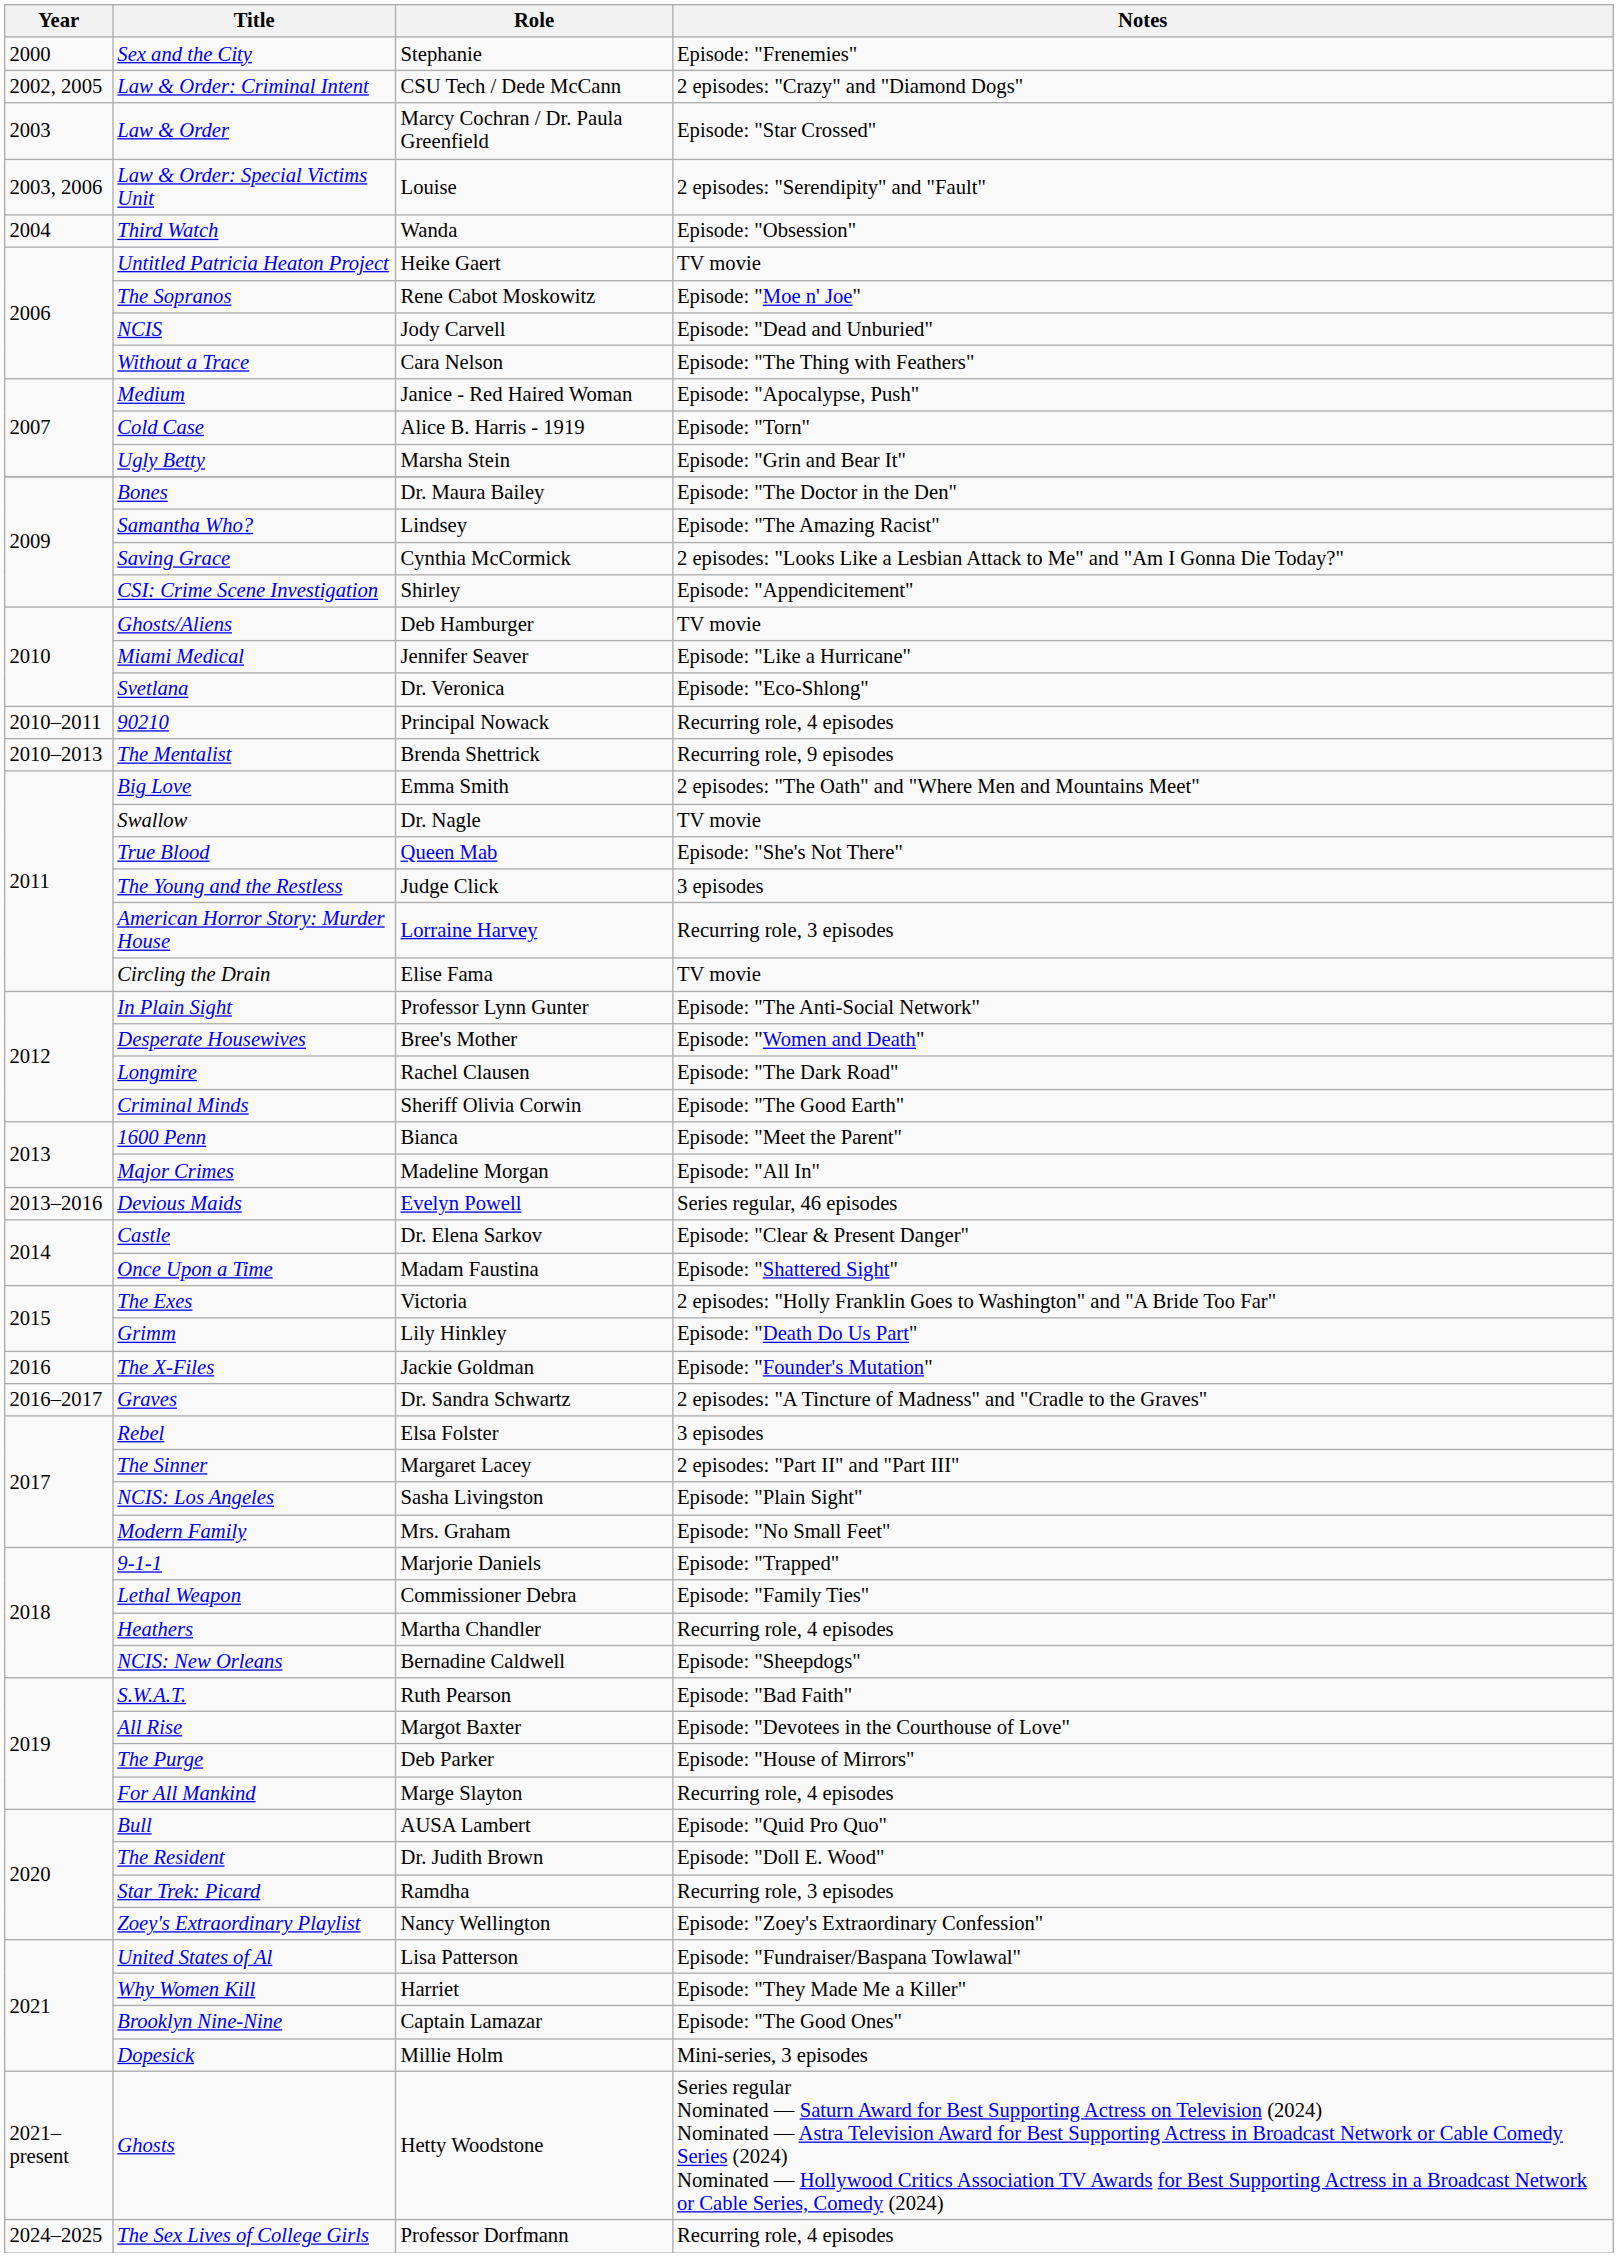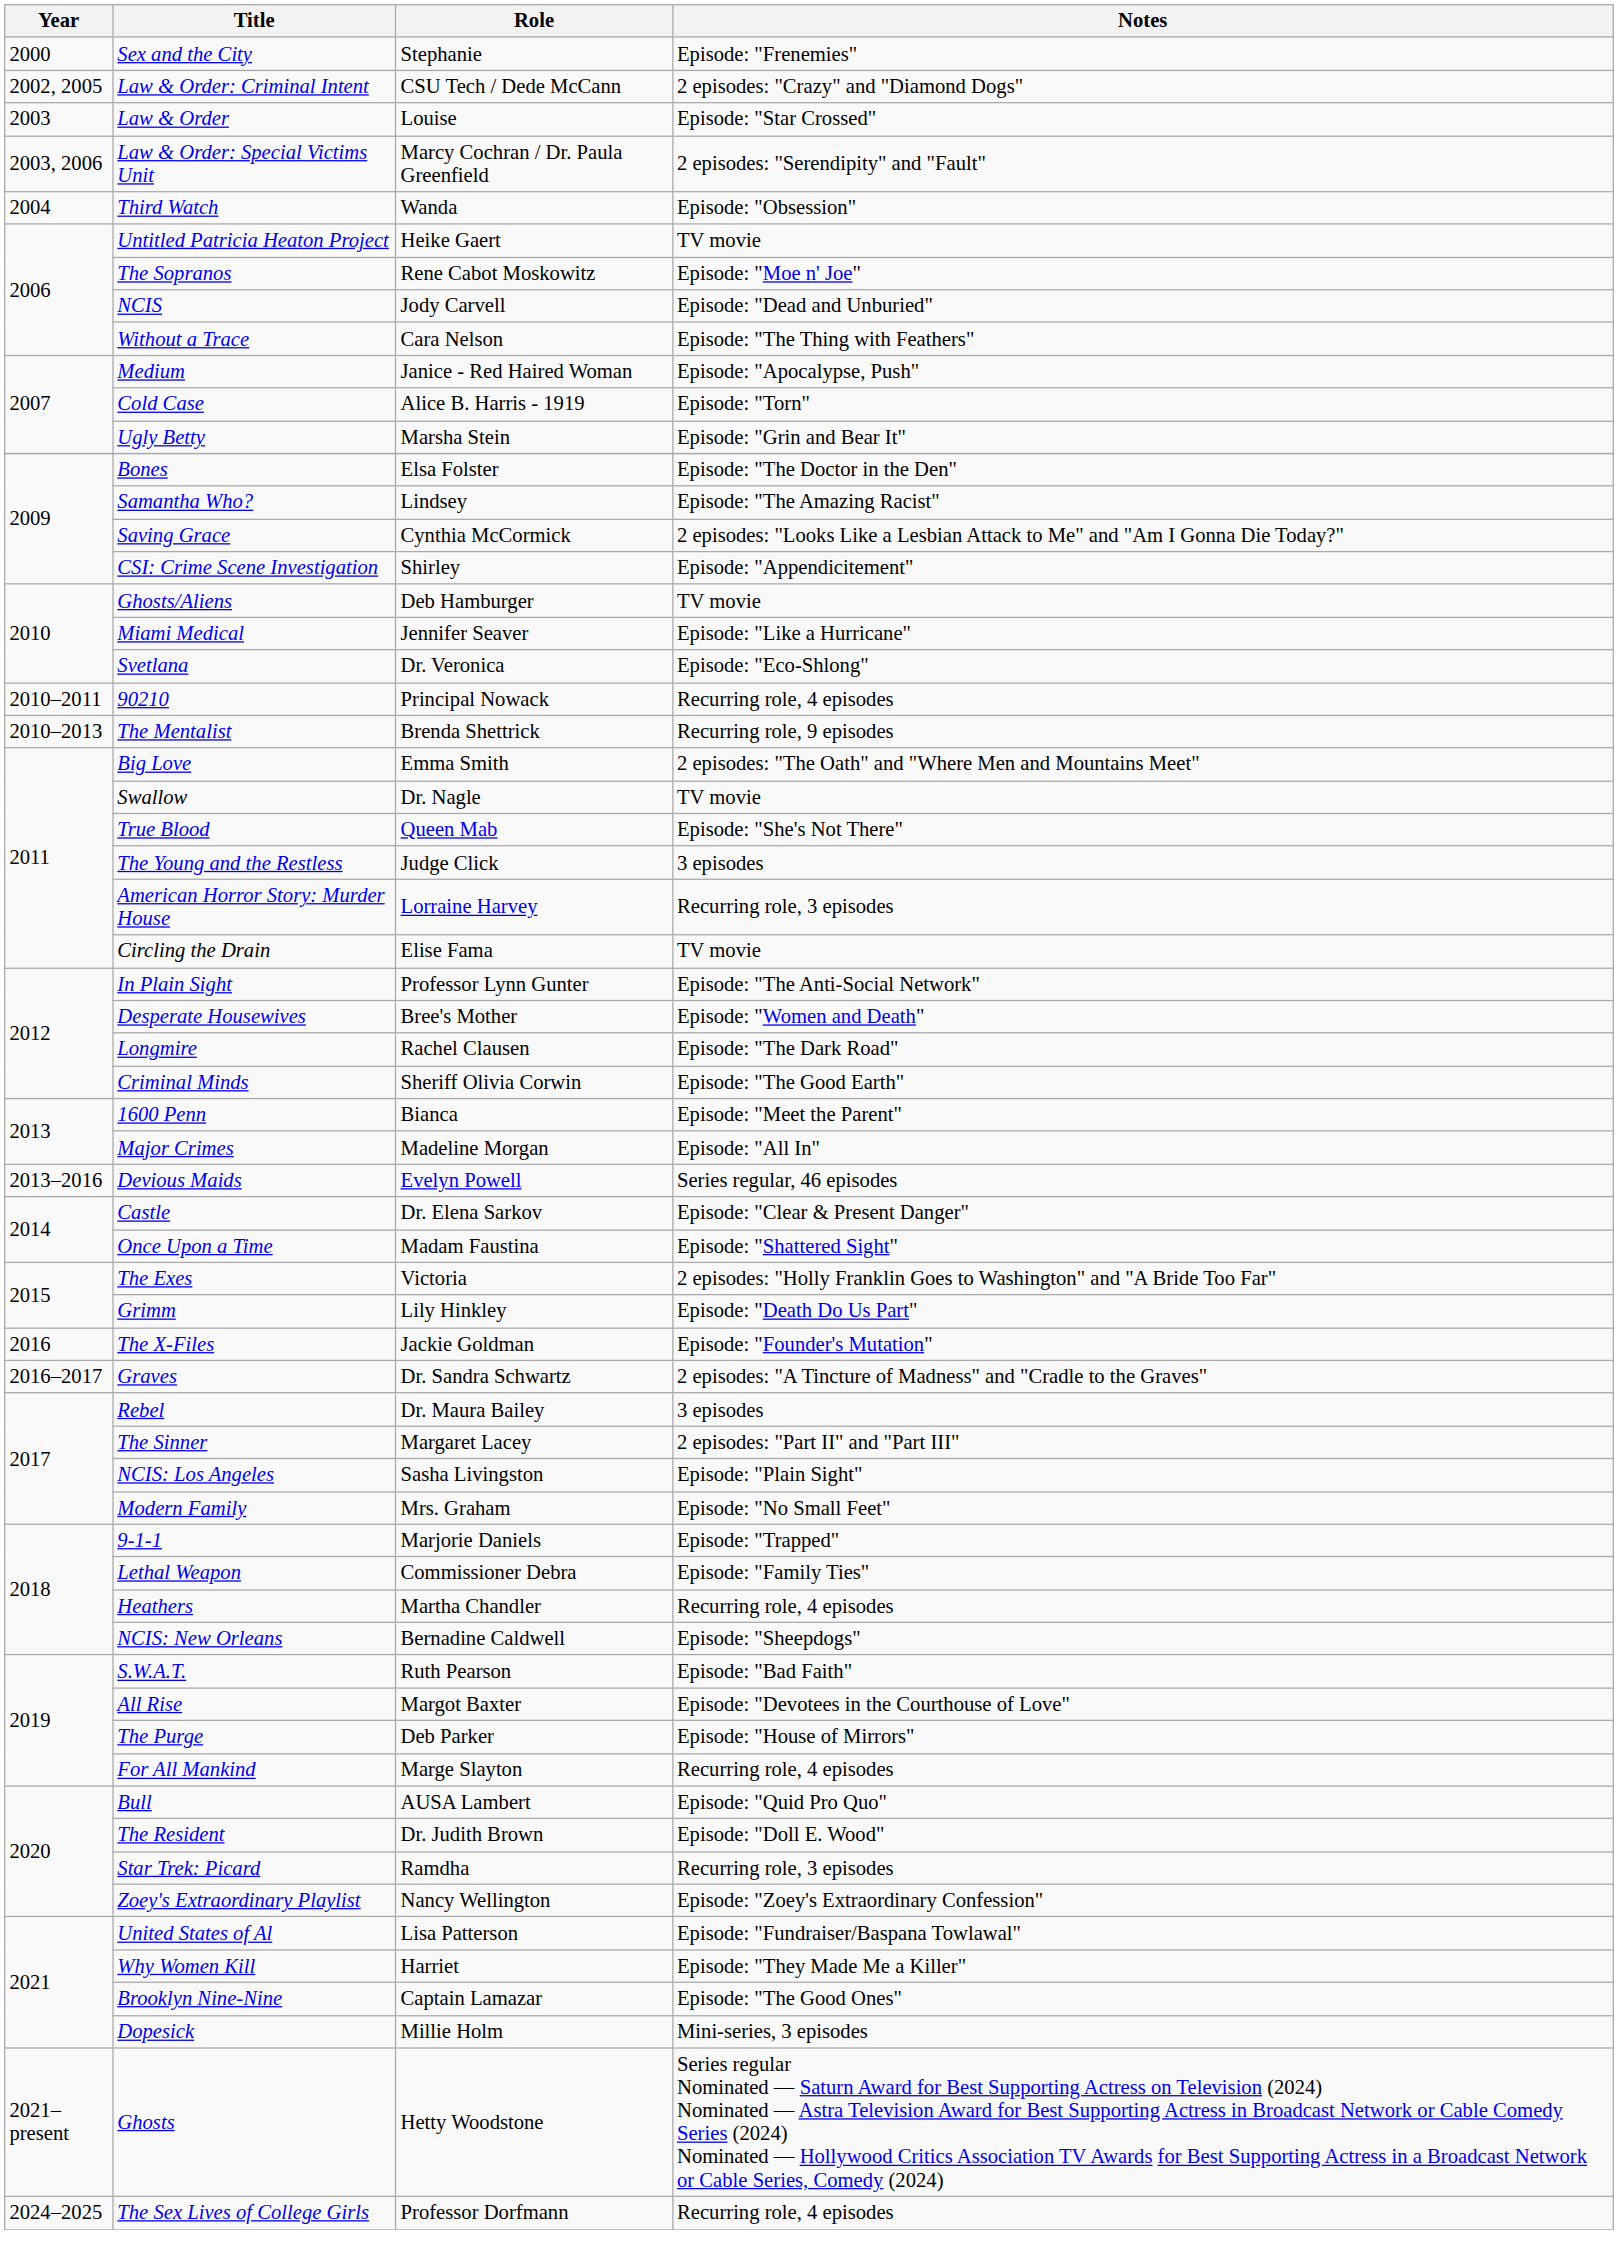(511, 130) Marcy Cochran / Dr. Paula Greenfield -> (429, 119) Louise
(429, 186) Louise -> (511, 163) Marcy Cochran / Dr. Paula Greenfield
(472, 492) Dr. Maura Bailey -> (450, 469) Elsa Folster
(450, 1432) Elsa Folster -> (472, 1409) Dr. Maura Bailey
